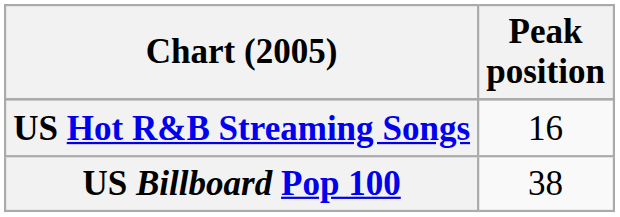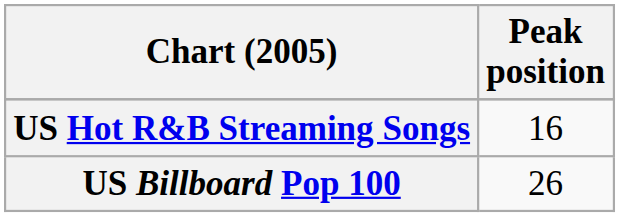(546, 182) 38 -> (546, 182) 26
